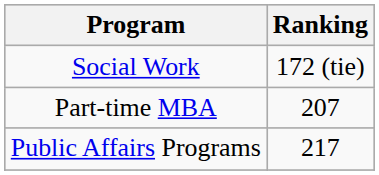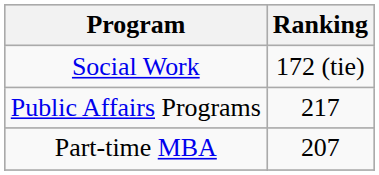rows swapped: (136, 107) <-> (136, 148)
